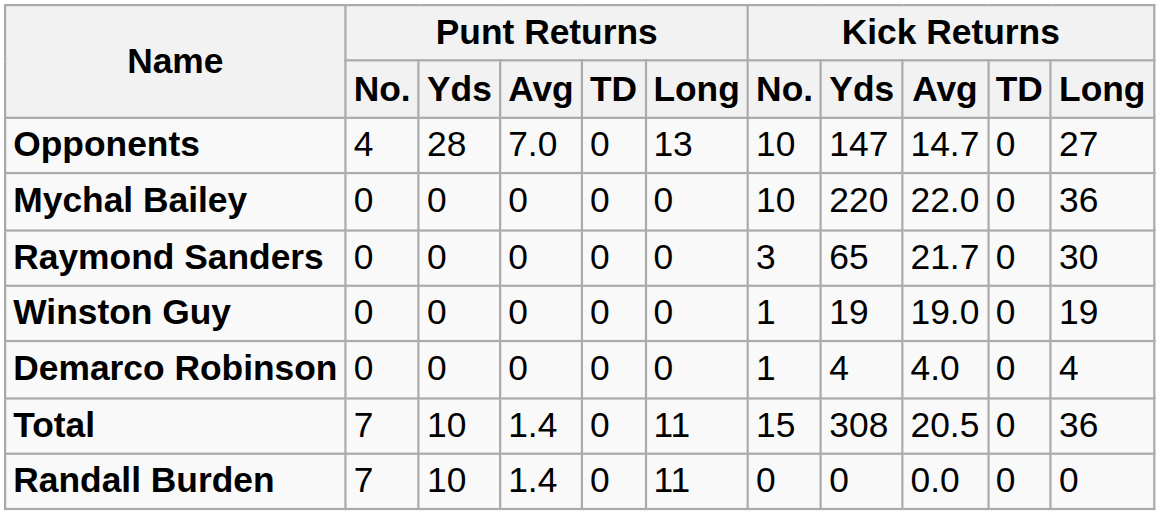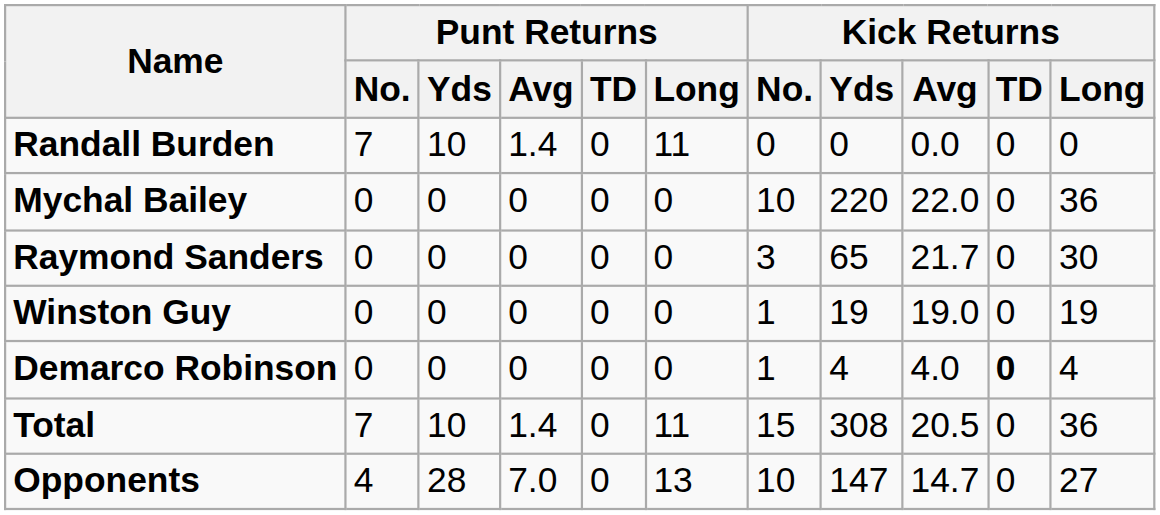rows swapped: (144, 481) <-> (107, 144)
(1005, 369) normal -> (1005, 369) bold
